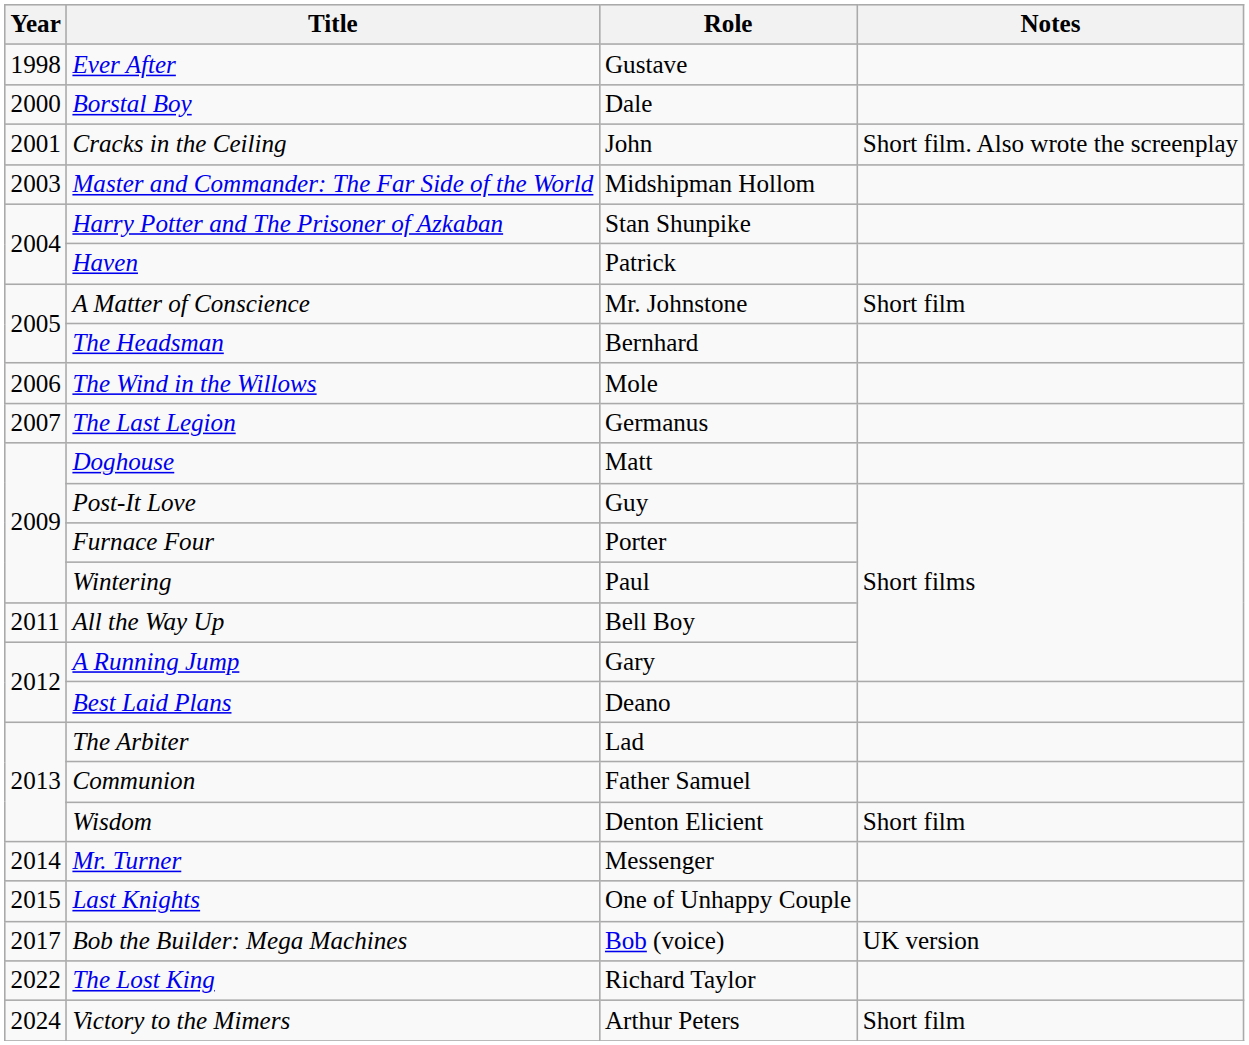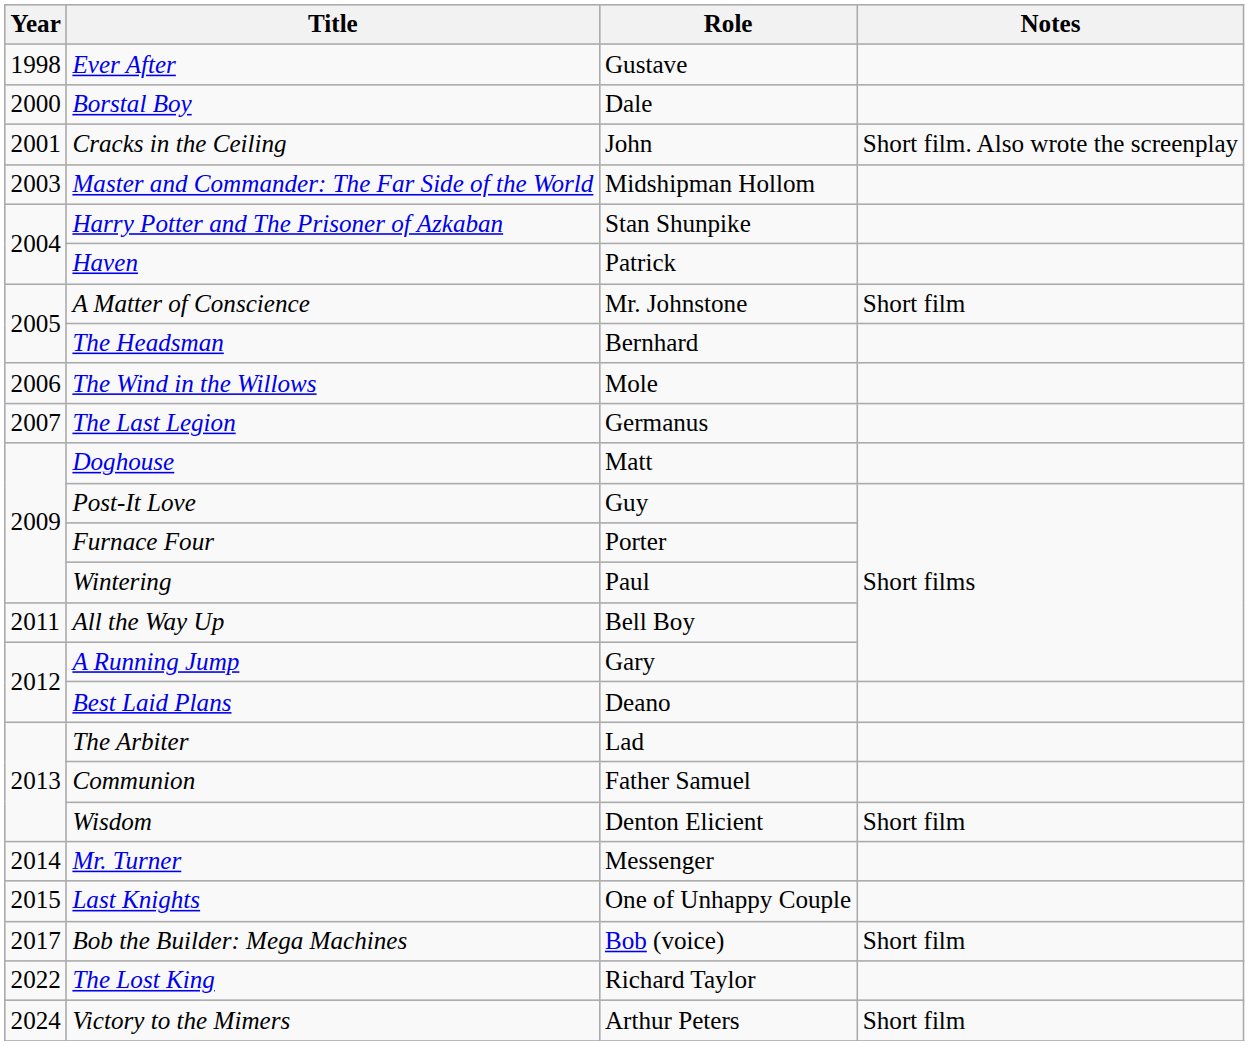(921, 940) UK version -> (914, 940) Short film
